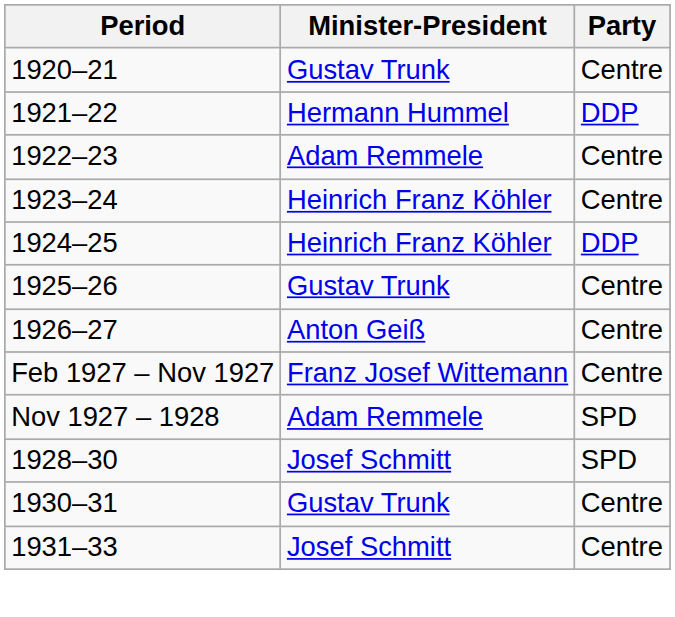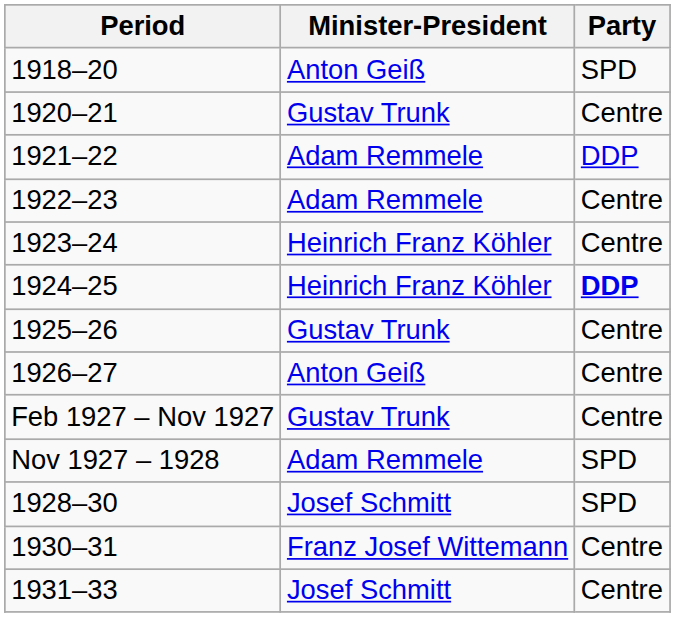+ row: (64, 69)
(398, 112) Hermann Hummel -> (385, 156) Adam Remmele
(610, 243) normal -> (610, 286) bold
(428, 373) Franz Josef Wittemann -> (368, 416) Gustav Trunk
(368, 503) Gustav Trunk -> (428, 546) Franz Josef Wittemann
